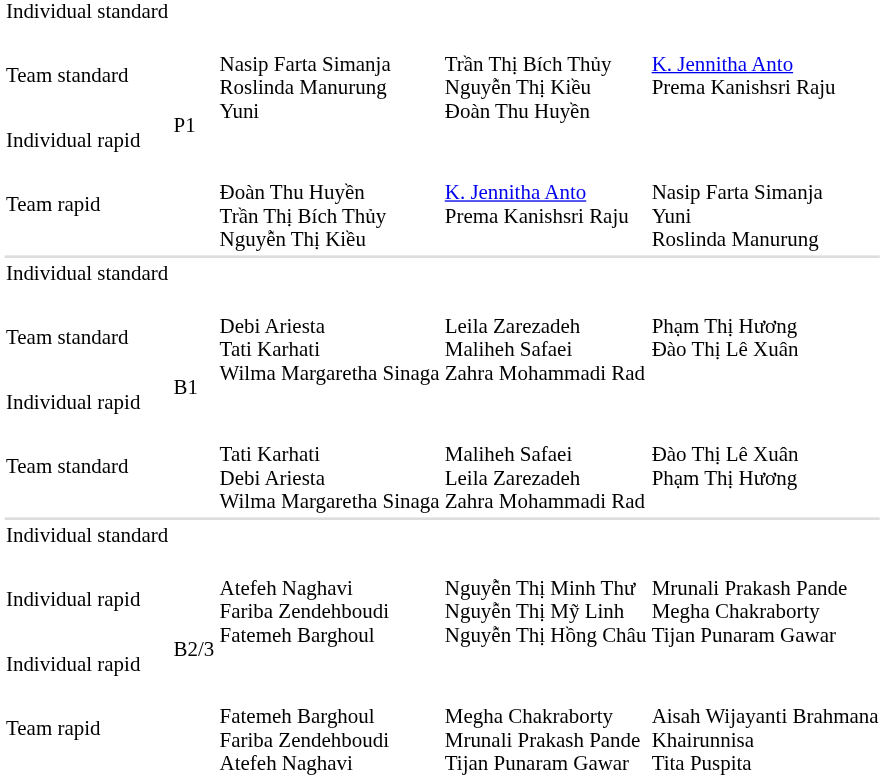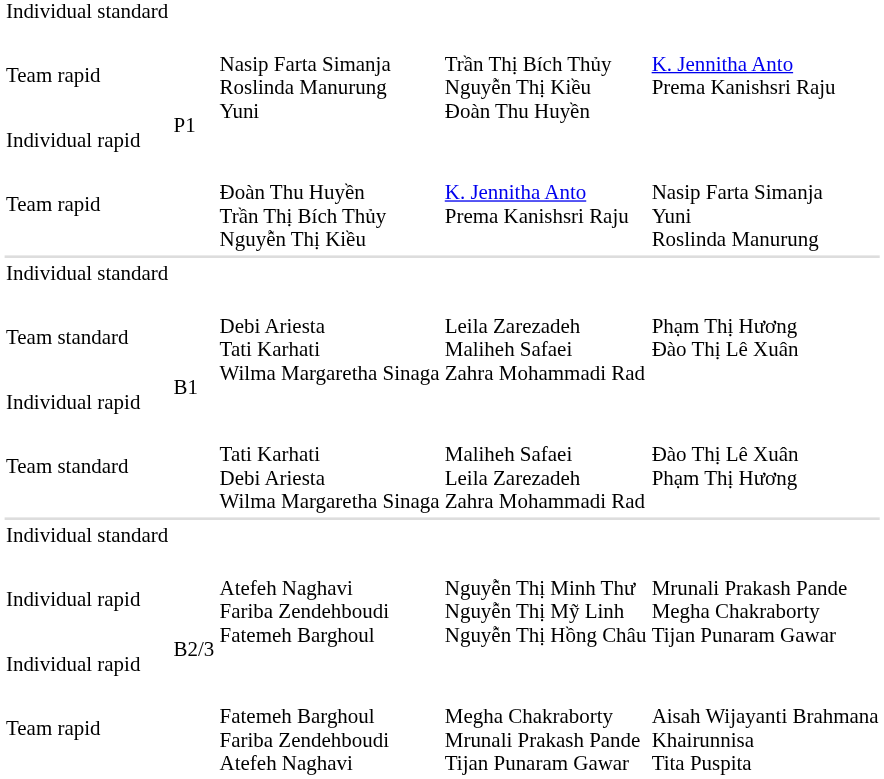(67, 75) Team standard -> (53, 75) Team rapid
